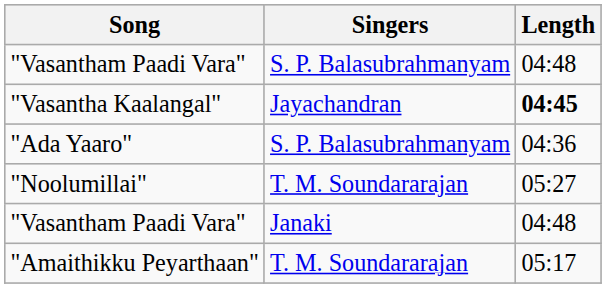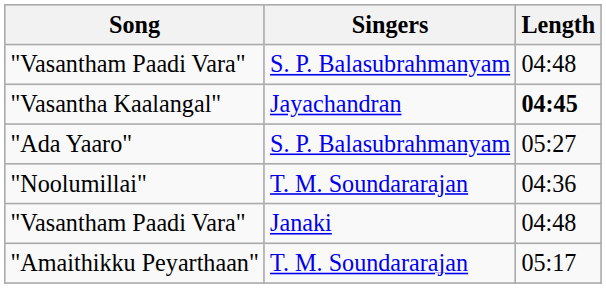(549, 144) 04:36 -> (549, 144) 05:27
(549, 184) 05:27 -> (549, 184) 04:36
